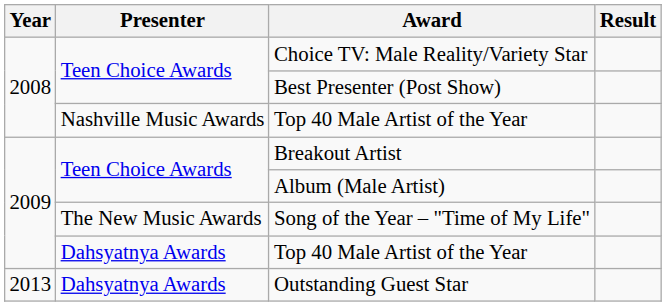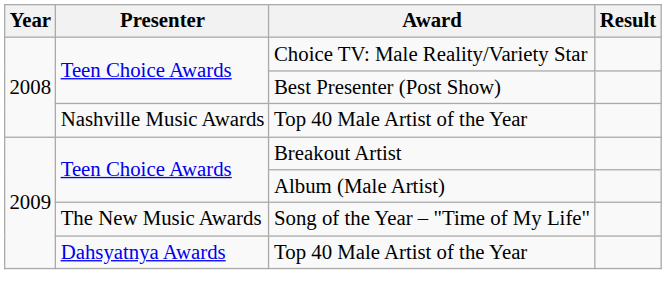- row: (30, 284)
